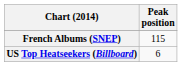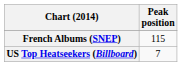(158, 54) 6 -> (158, 54) 7
